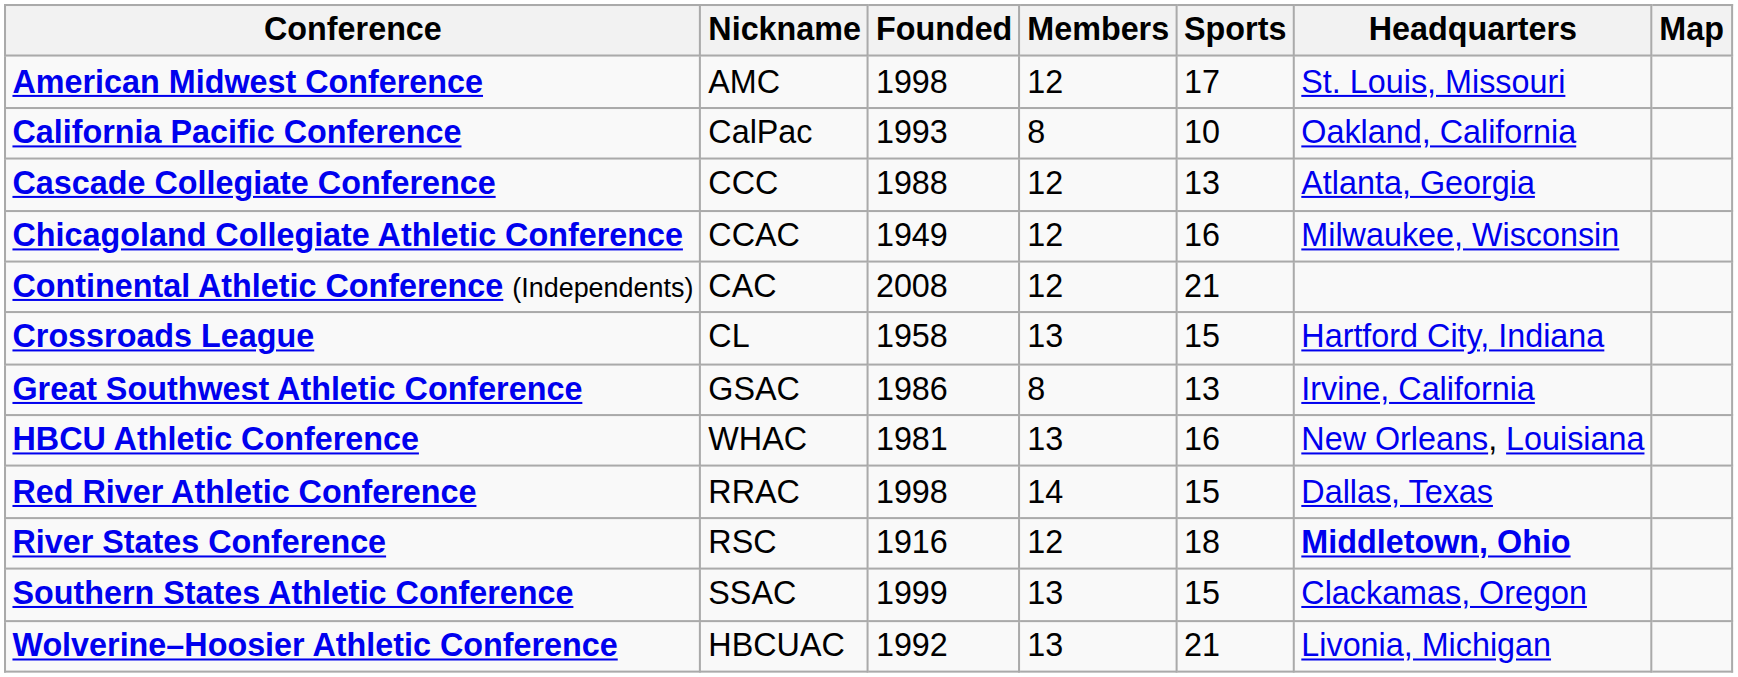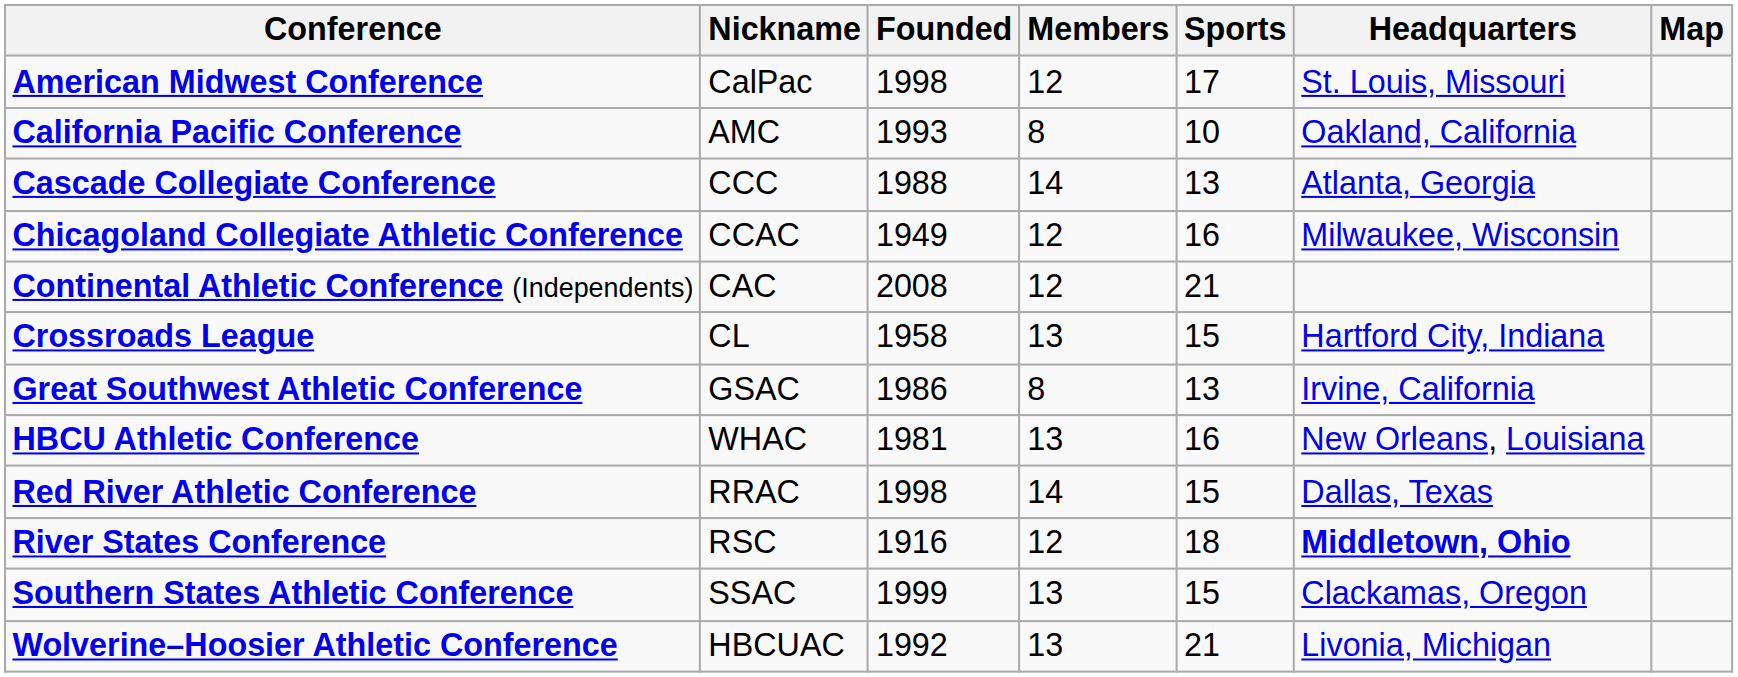(744, 81) AMC -> (760, 81) CalPac
(760, 132) CalPac -> (744, 132) AMC
(1045, 183) 12 -> (1045, 183) 14
